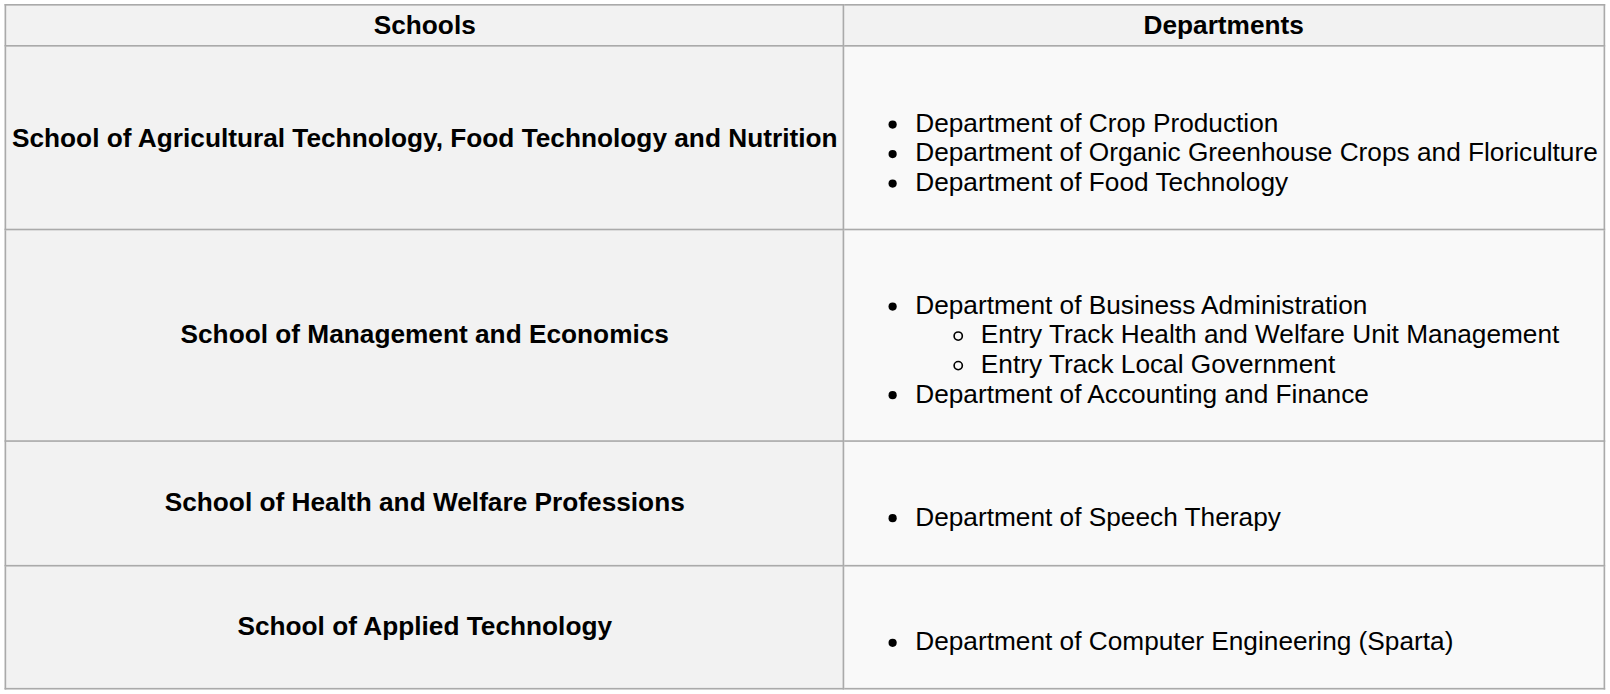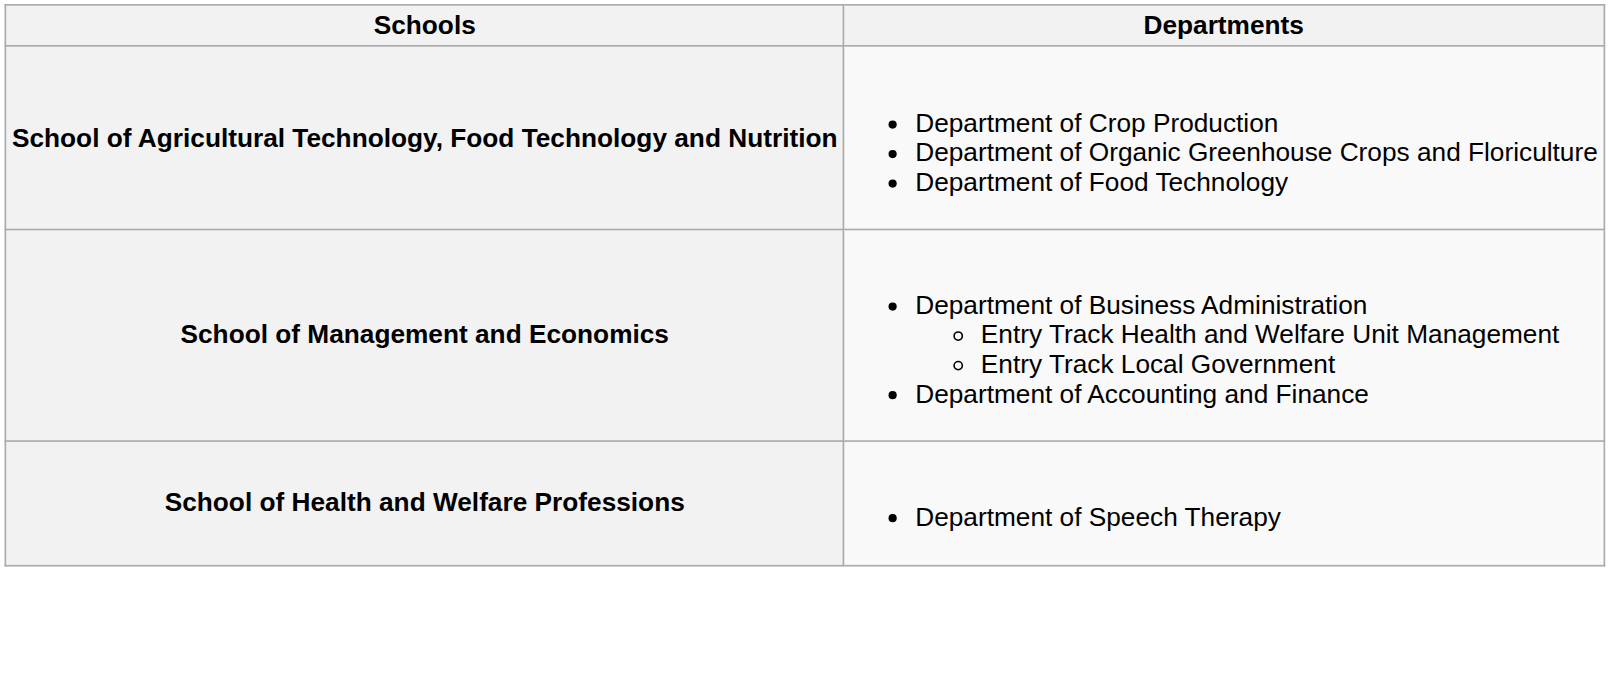- row: (425, 626)
